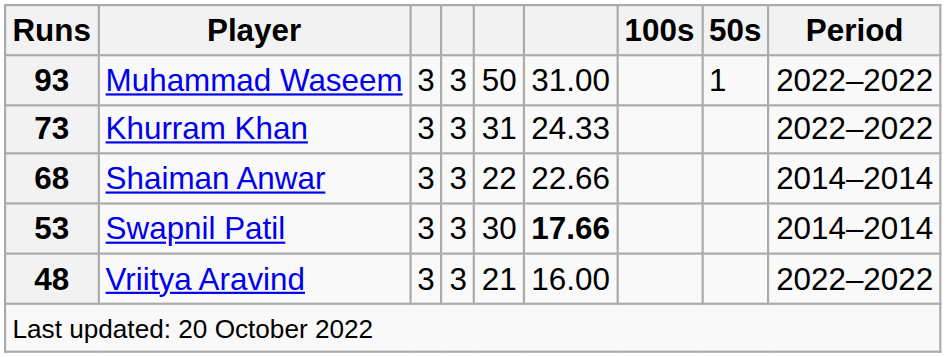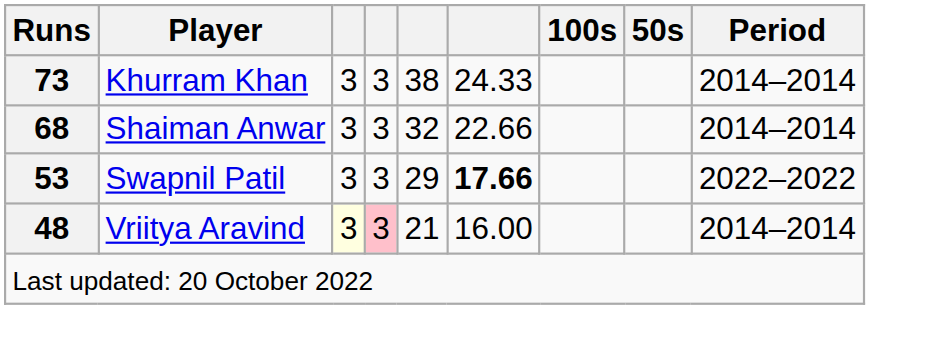- row: (254, 80)
(499, 129) 31 -> (422, 80) 38
(855, 129) 2022–2022 -> (777, 80) 2014–2014
(499, 179) 22 -> (422, 129) 32
(499, 229) 30 -> (422, 179) 29
(855, 229) 2014–2014 -> (777, 179) 2022–2022
(426, 278) no background -> (349, 229) lightyellow background
(458, 278) no background -> (381, 229) pink background
(855, 278) 2022–2022 -> (777, 229) 2014–2014
